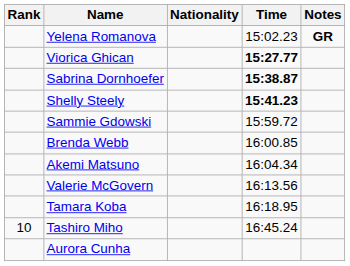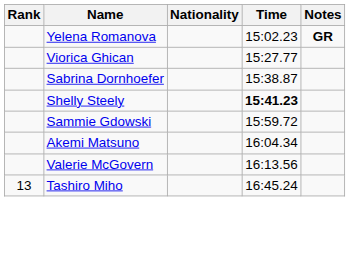(272, 57) bold -> (272, 57) normal
(272, 79) bold -> (272, 79) normal
- row: (88, 143)
- row: (87, 206)
(24, 228) 10 -> (24, 185) 13
- row: (88, 249)
